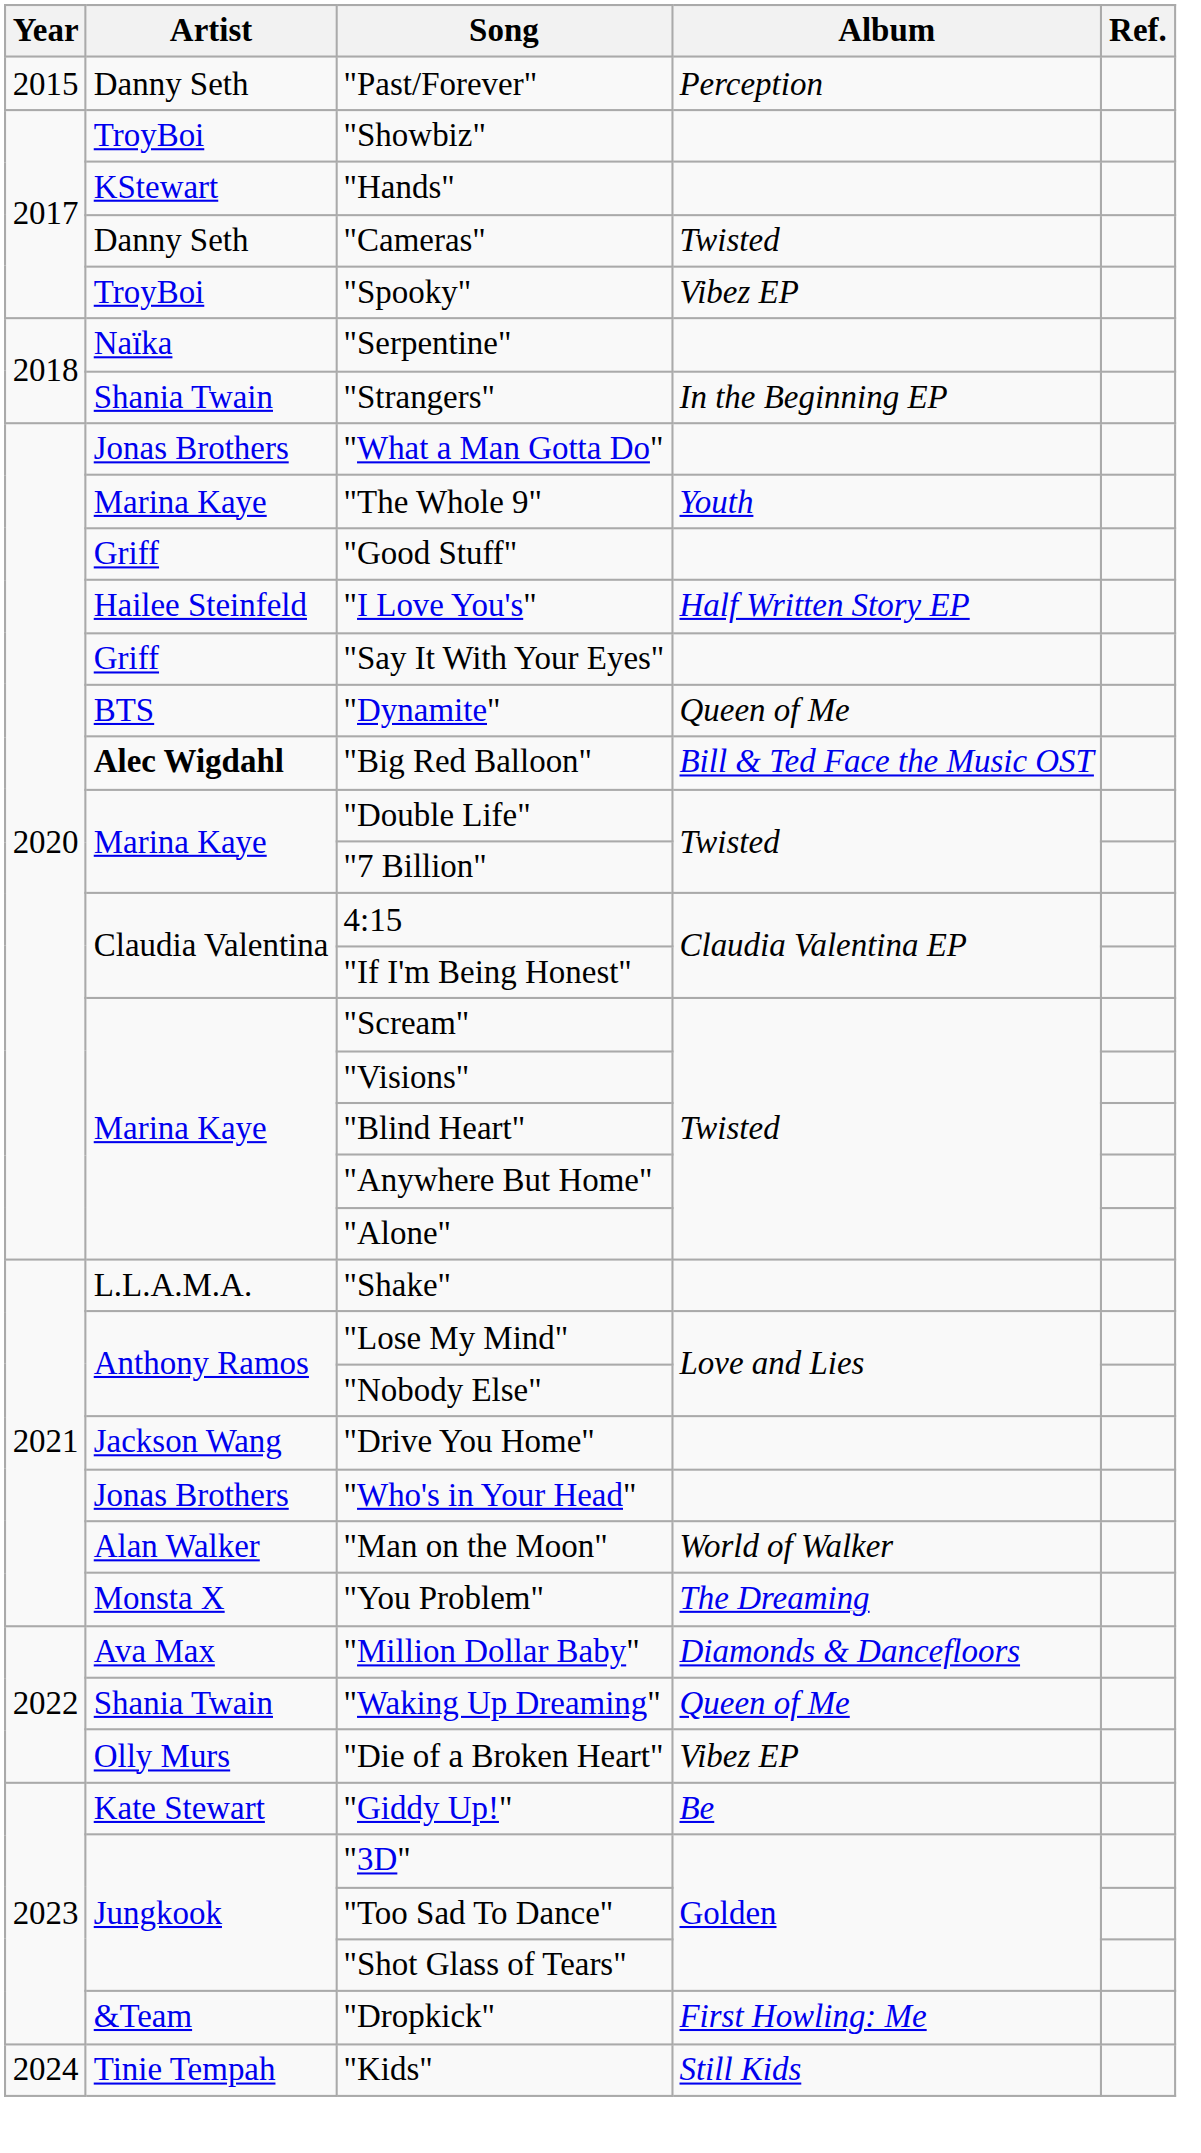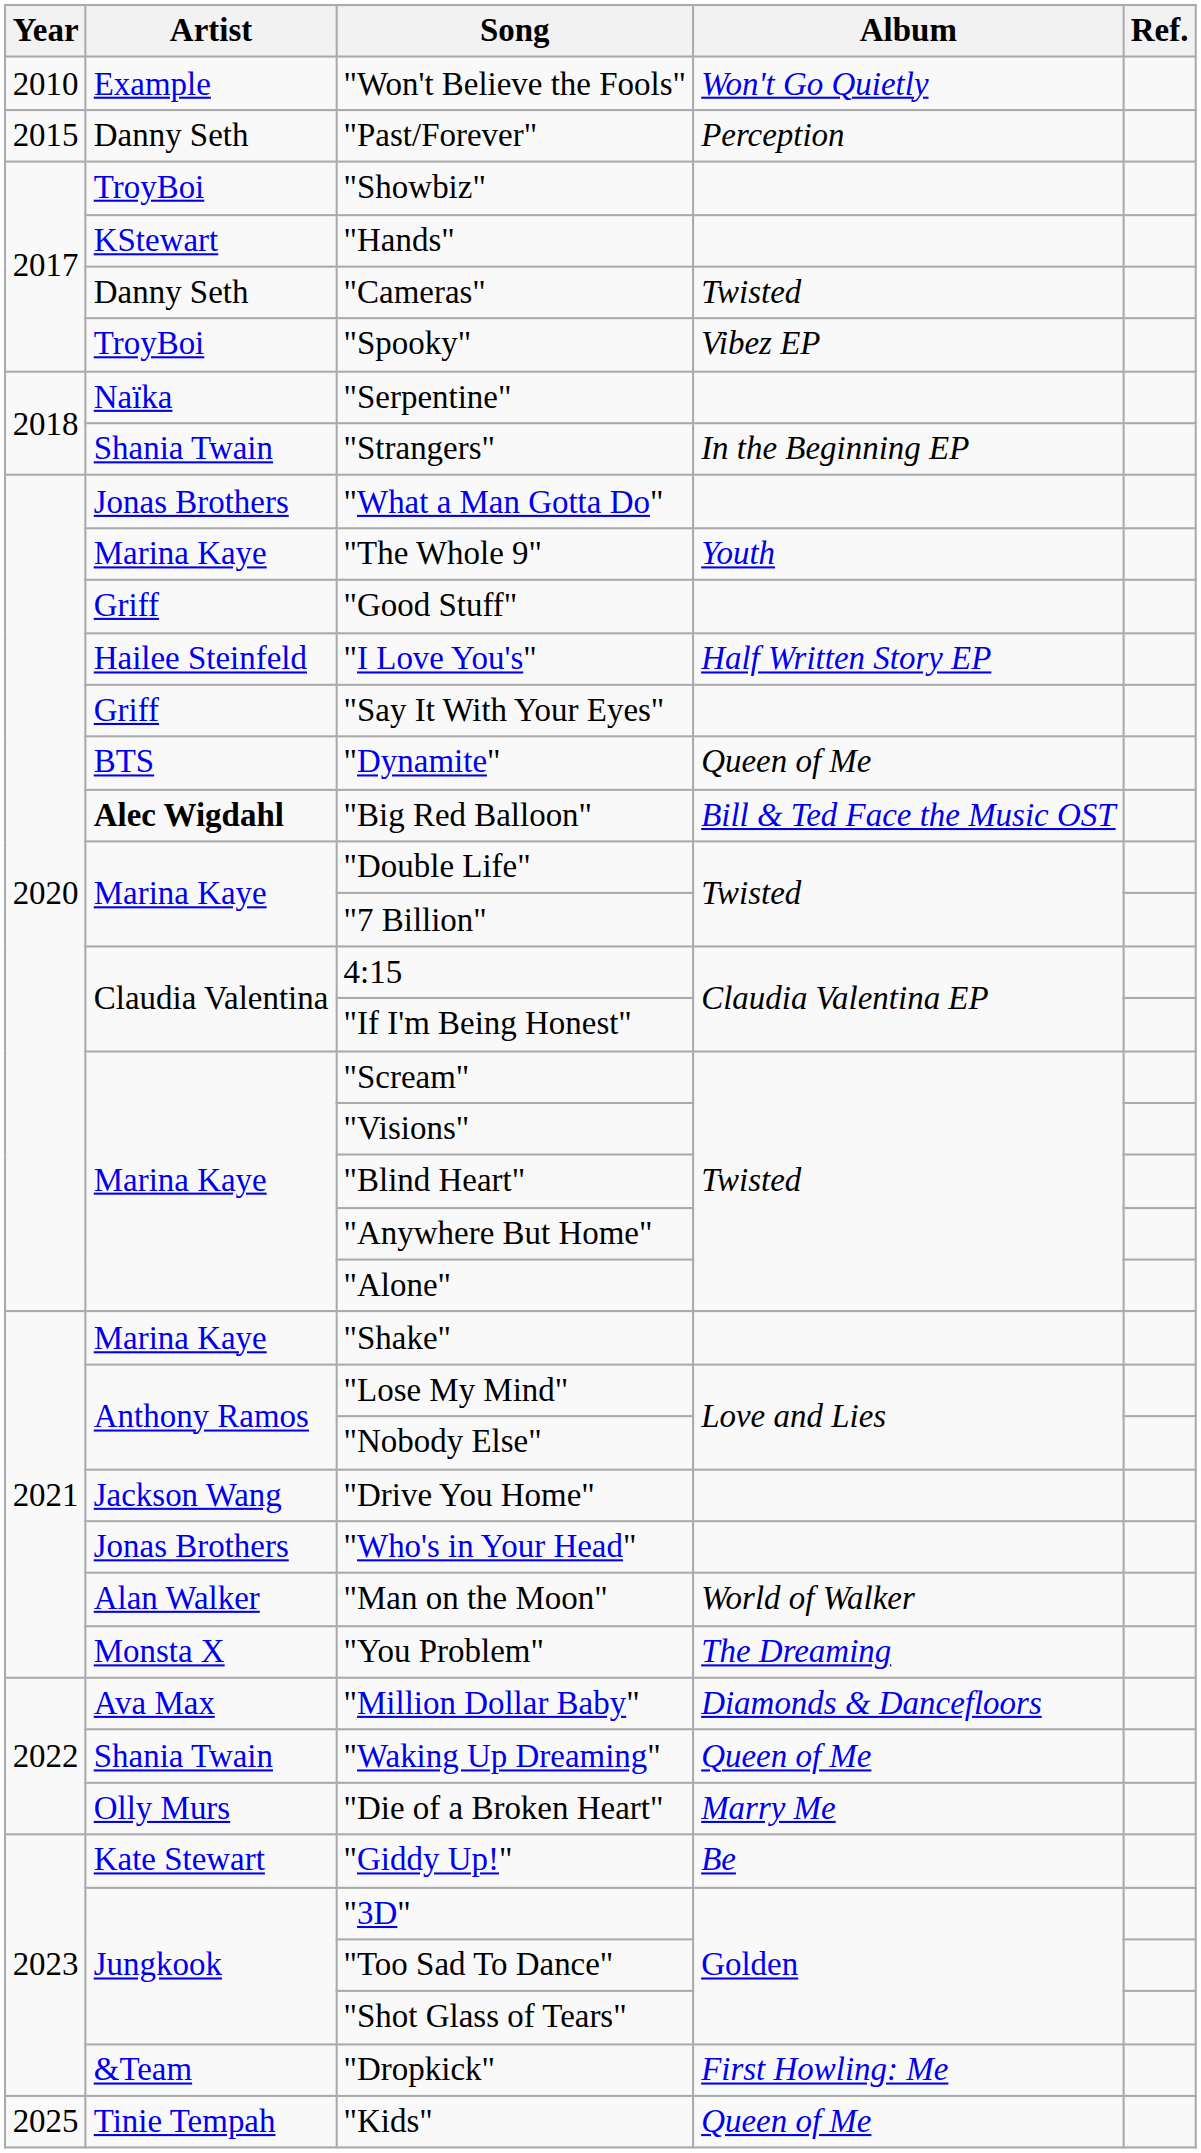+ row: (515, 82)
(173, 1285) L.L.A.M.A. -> (180, 1337) Marina Kaye
(739, 1755) Vibez EP -> (768, 1807) Marry Me
(46, 2069) 2024 -> (46, 2121) 2025
(740, 2069) Still Kids -> (786, 2121) Queen of Me
